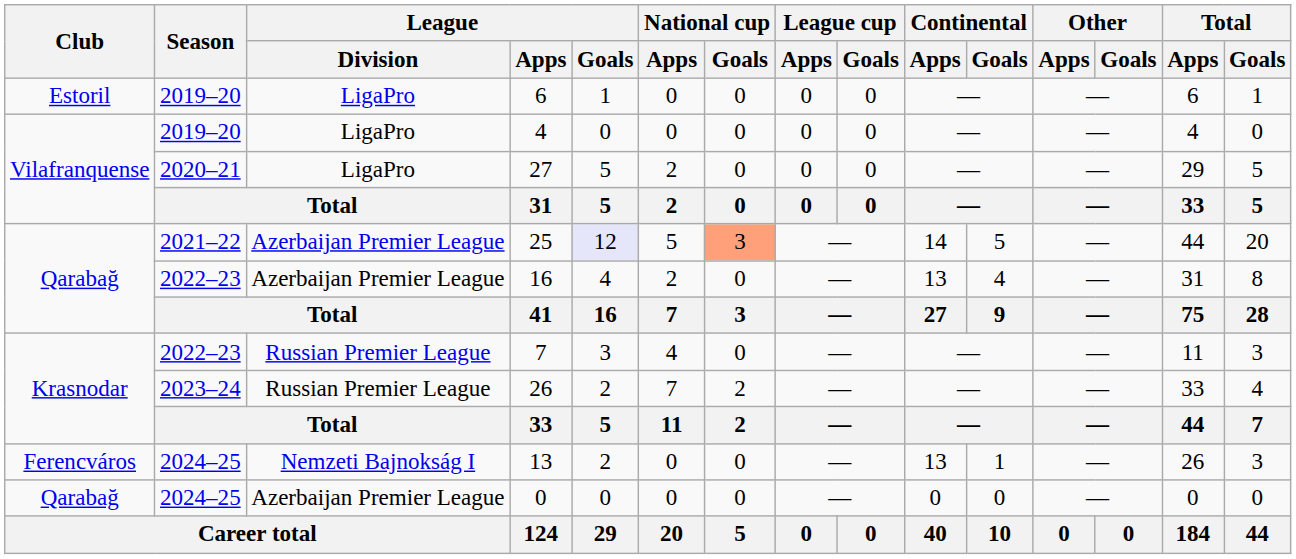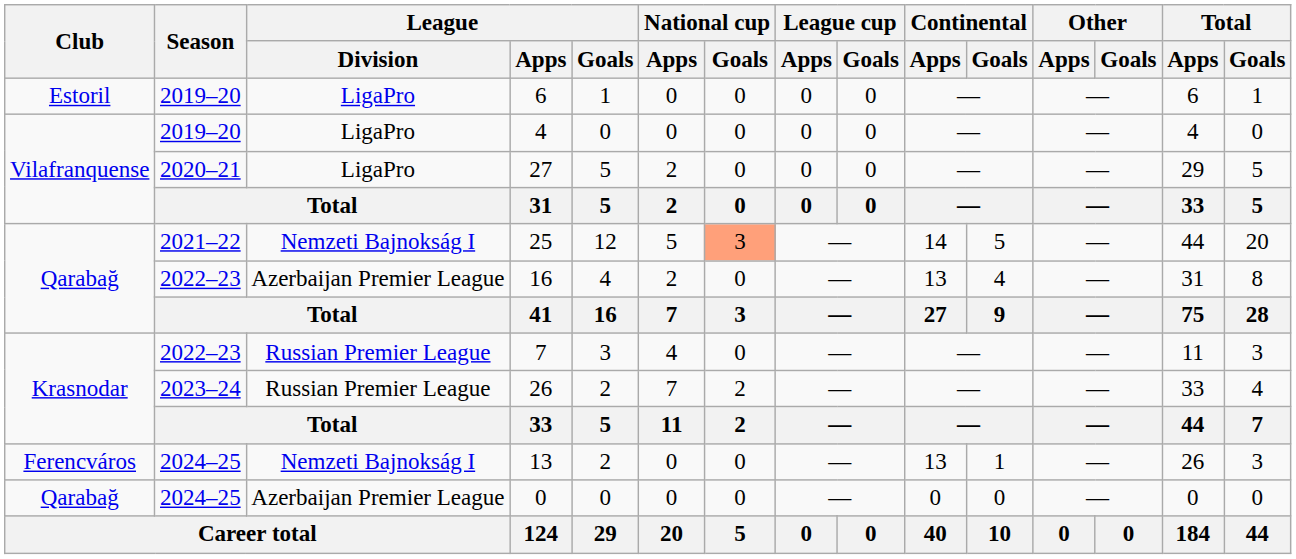(378, 242) Azerbaijan Premier League -> (378, 242) Nemzeti Bajnokság I
(605, 242) lavender background -> (605, 242) no background
